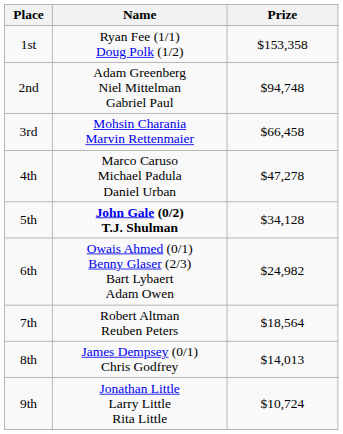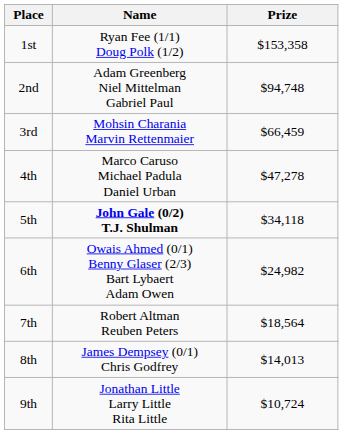(282, 132) $66,458 -> (282, 132) $66,459
(282, 220) $34,128 -> (282, 220) $34,118
